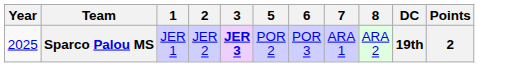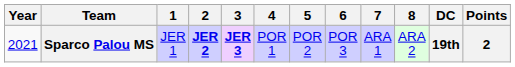+ column: (272, 15)
(23, 43) 2025 -> (23, 43) 2021
(205, 43) normal -> (205, 43) bold
